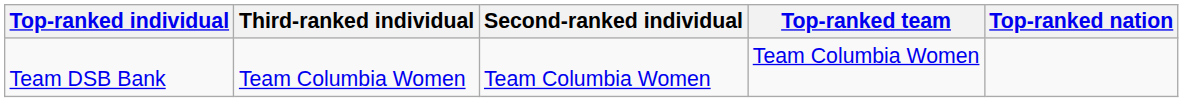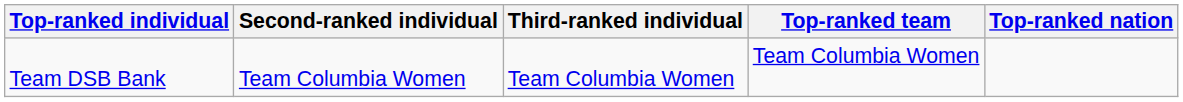columns swapped: (613, 21) <-> (357, 21)
